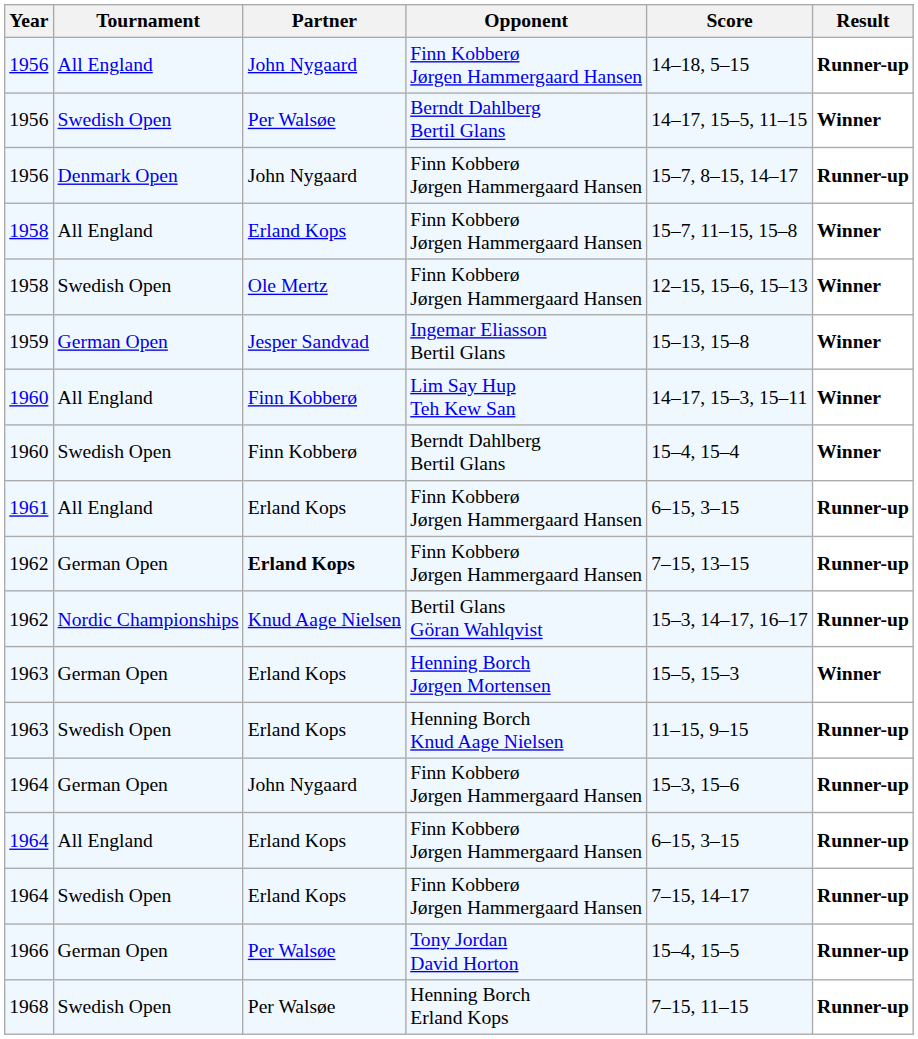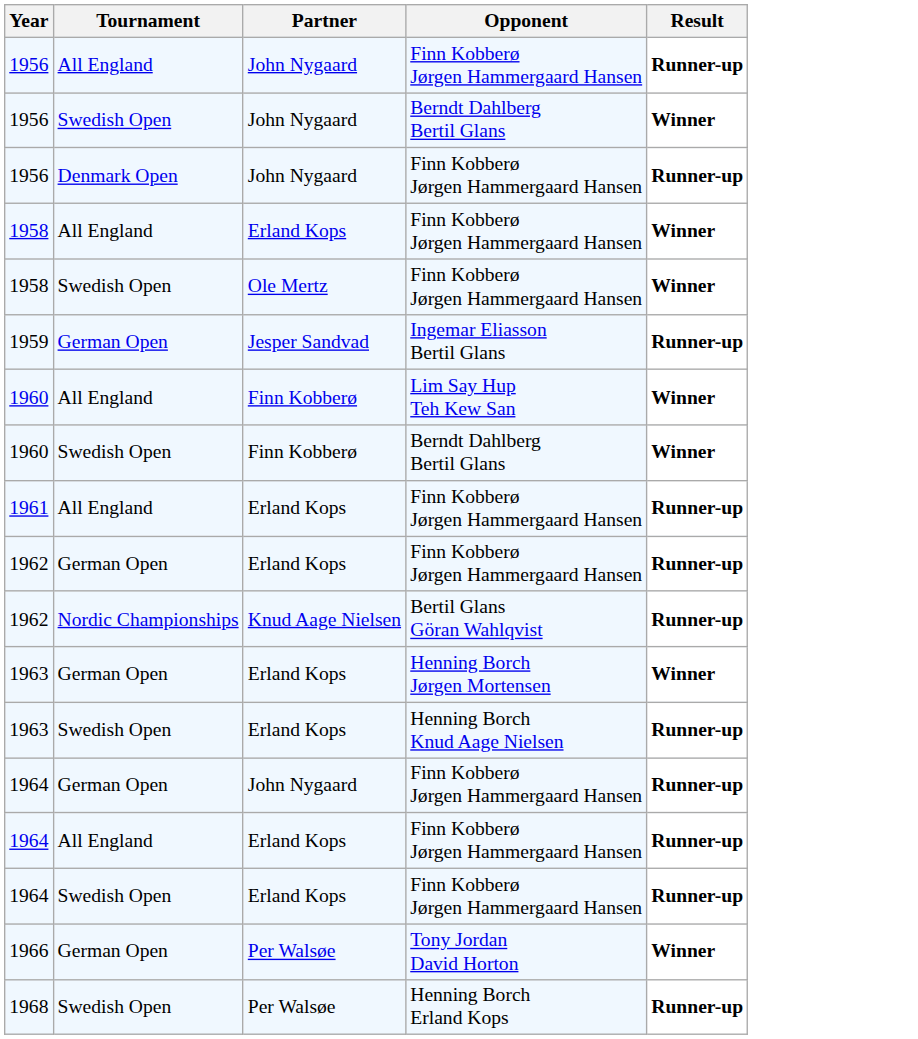- column: (730, 21)
(292, 120) Per Walsøe -> (302, 120) John Nygaard
(849, 342) Winner -> (697, 342) Runner-up
(301, 563) bold -> (297, 563) normal
(863, 951) Runner-up -> (683, 951) Winner
